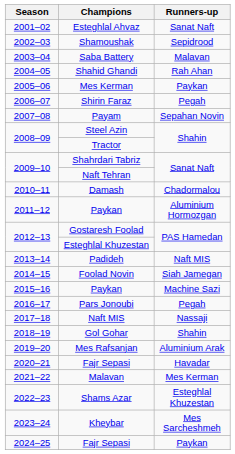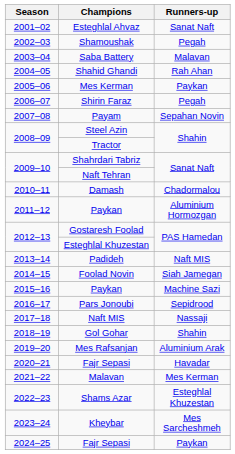(192, 42) Sepidrood -> (192, 42) Pegah
(192, 303) Pegah -> (192, 303) Sepidrood
